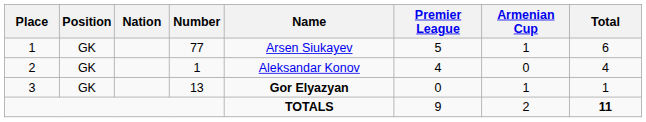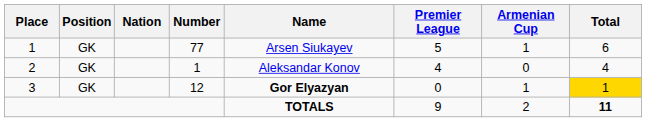(197, 88) 13 -> (197, 88) 12
(605, 88) no background -> (605, 88) gold background
